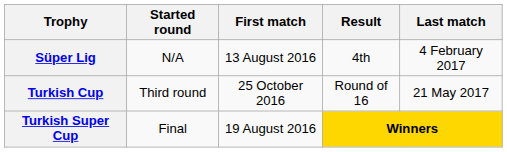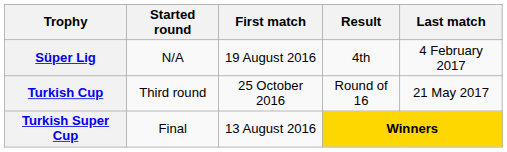(271, 57) 13 August 2016 -> (271, 57) 19 August 2016
(271, 128) 19 August 2016 -> (271, 128) 13 August 2016
